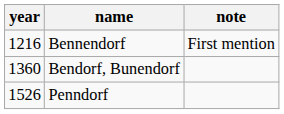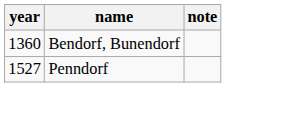- row: (87, 43)
(25, 95) 1526 -> (25, 69) 1527
